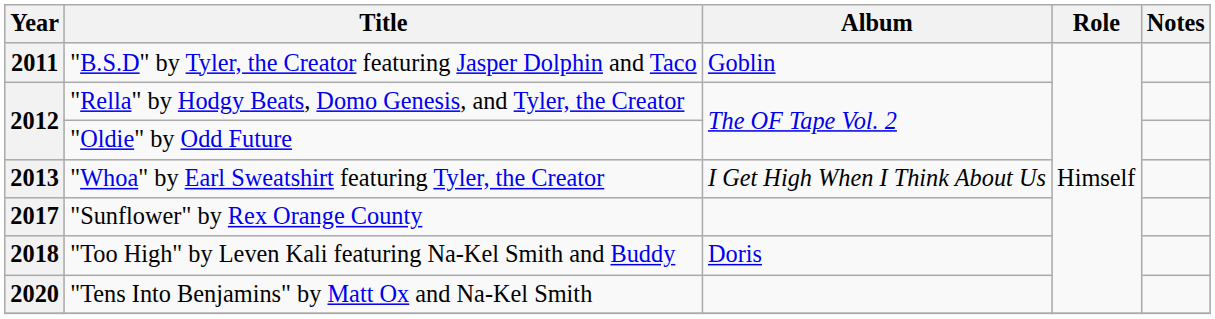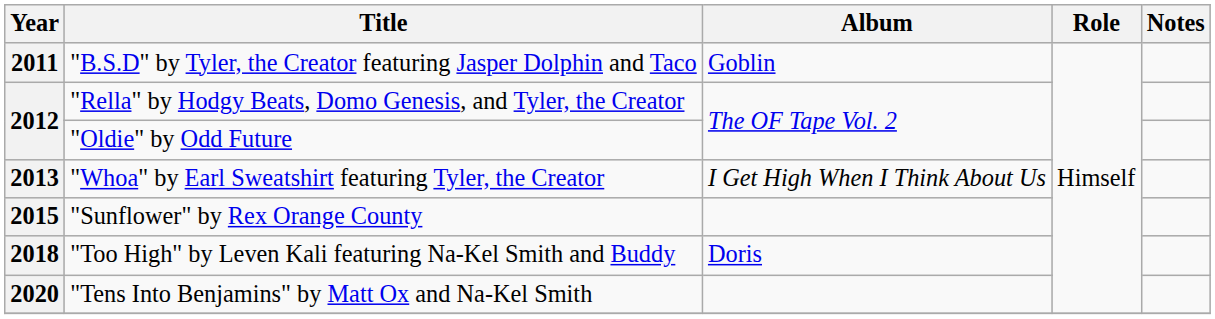(35, 216) 2017 -> (35, 216) 2015
